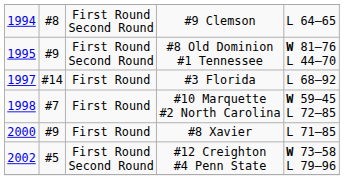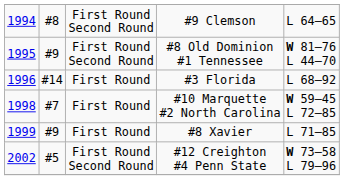(22, 80) 1997 -> (22, 80) 1996
(22, 132) 2000 -> (22, 132) 1999
